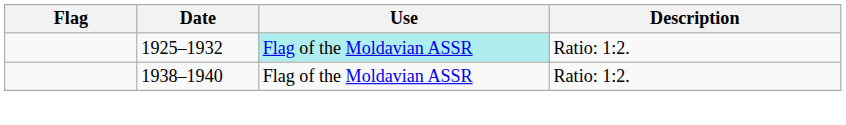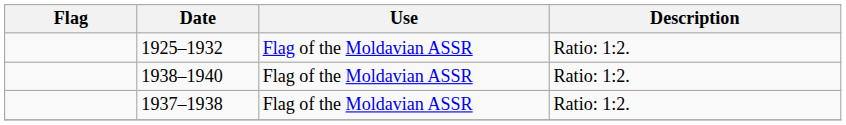(368, 47) paleturquoise background -> (368, 47) no background
+ row: (182, 104)
